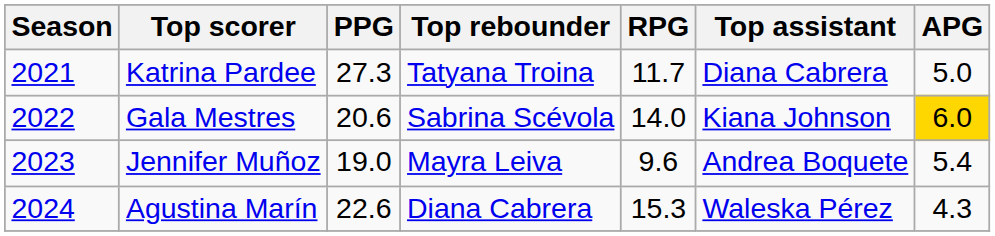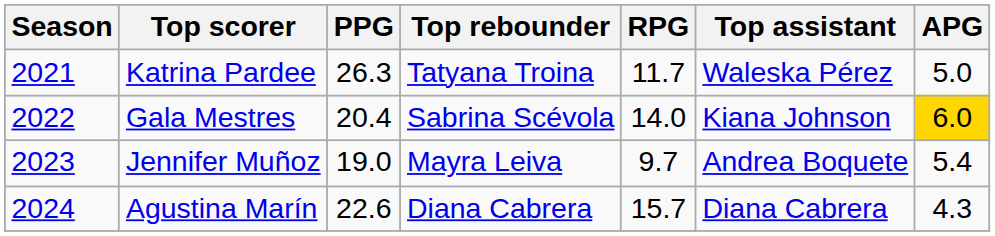(364, 72) 27.3 -> (364, 72) 26.3
(795, 72) Diana Cabrera -> (798, 72) Waleska Pérez
(364, 117) 20.6 -> (364, 117) 20.4
(658, 162) 9.6 -> (658, 162) 9.7
(658, 207) 15.3 -> (658, 207) 15.7
(798, 207) Waleska Pérez -> (795, 207) Diana Cabrera
